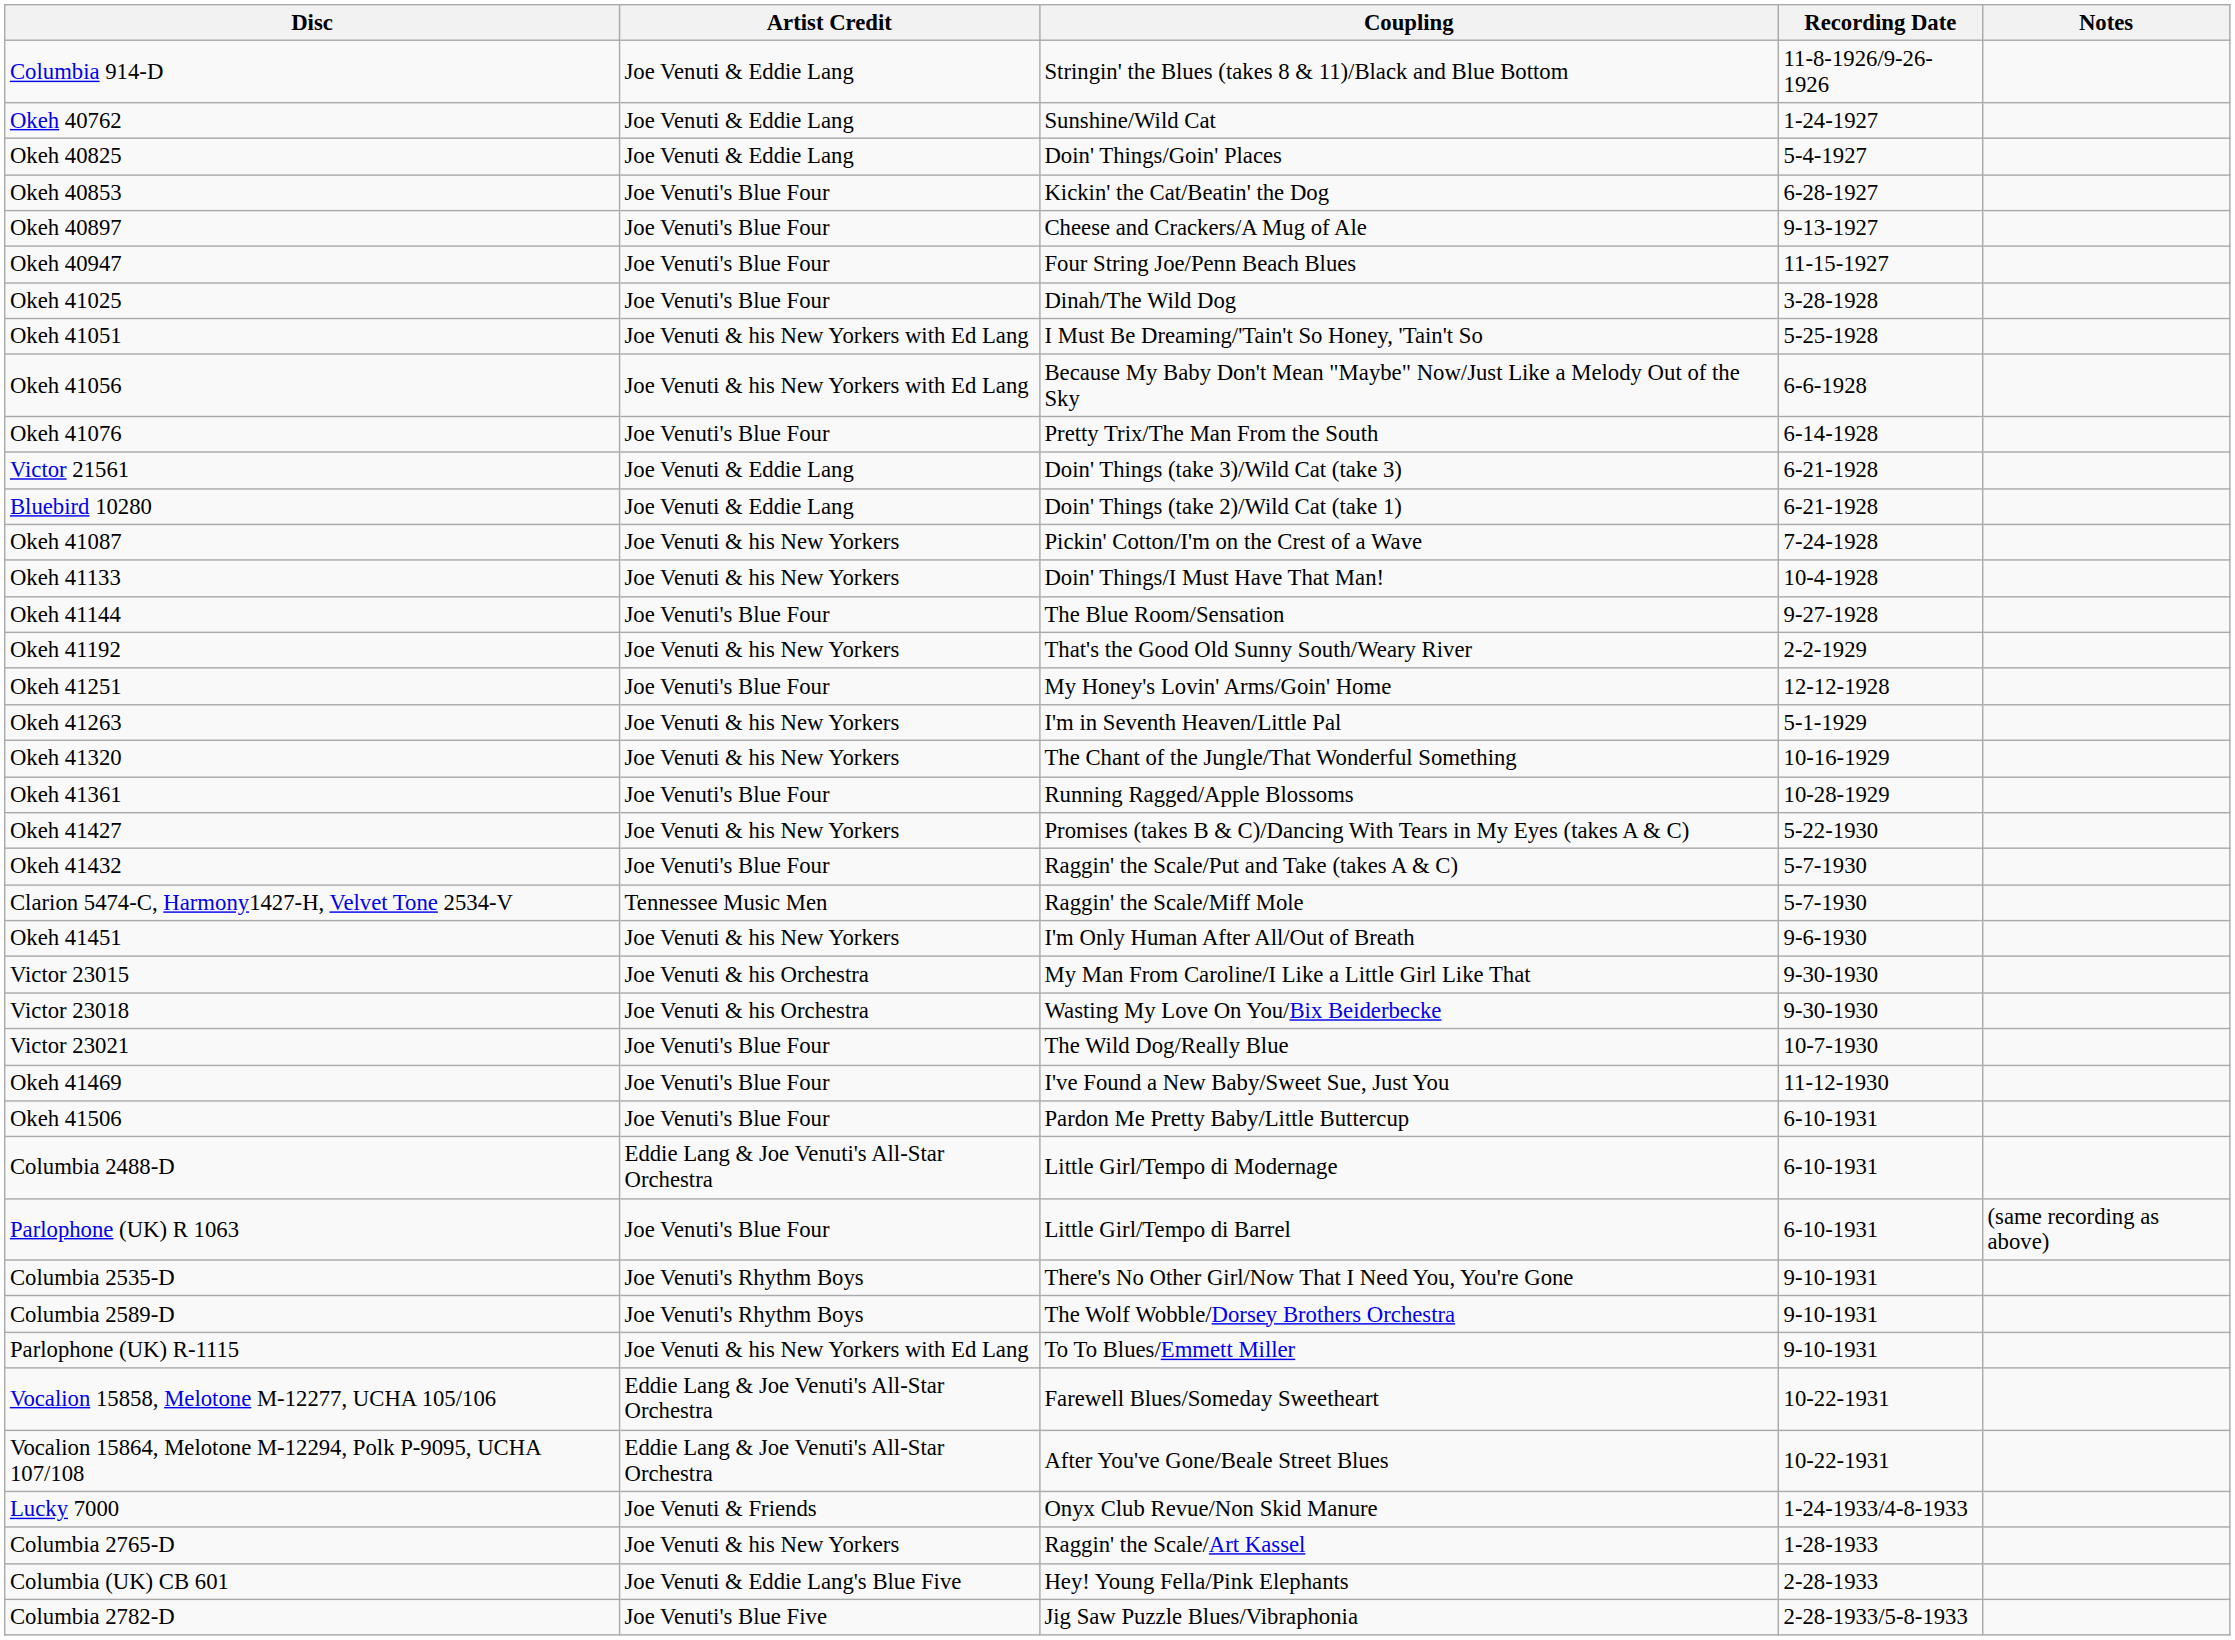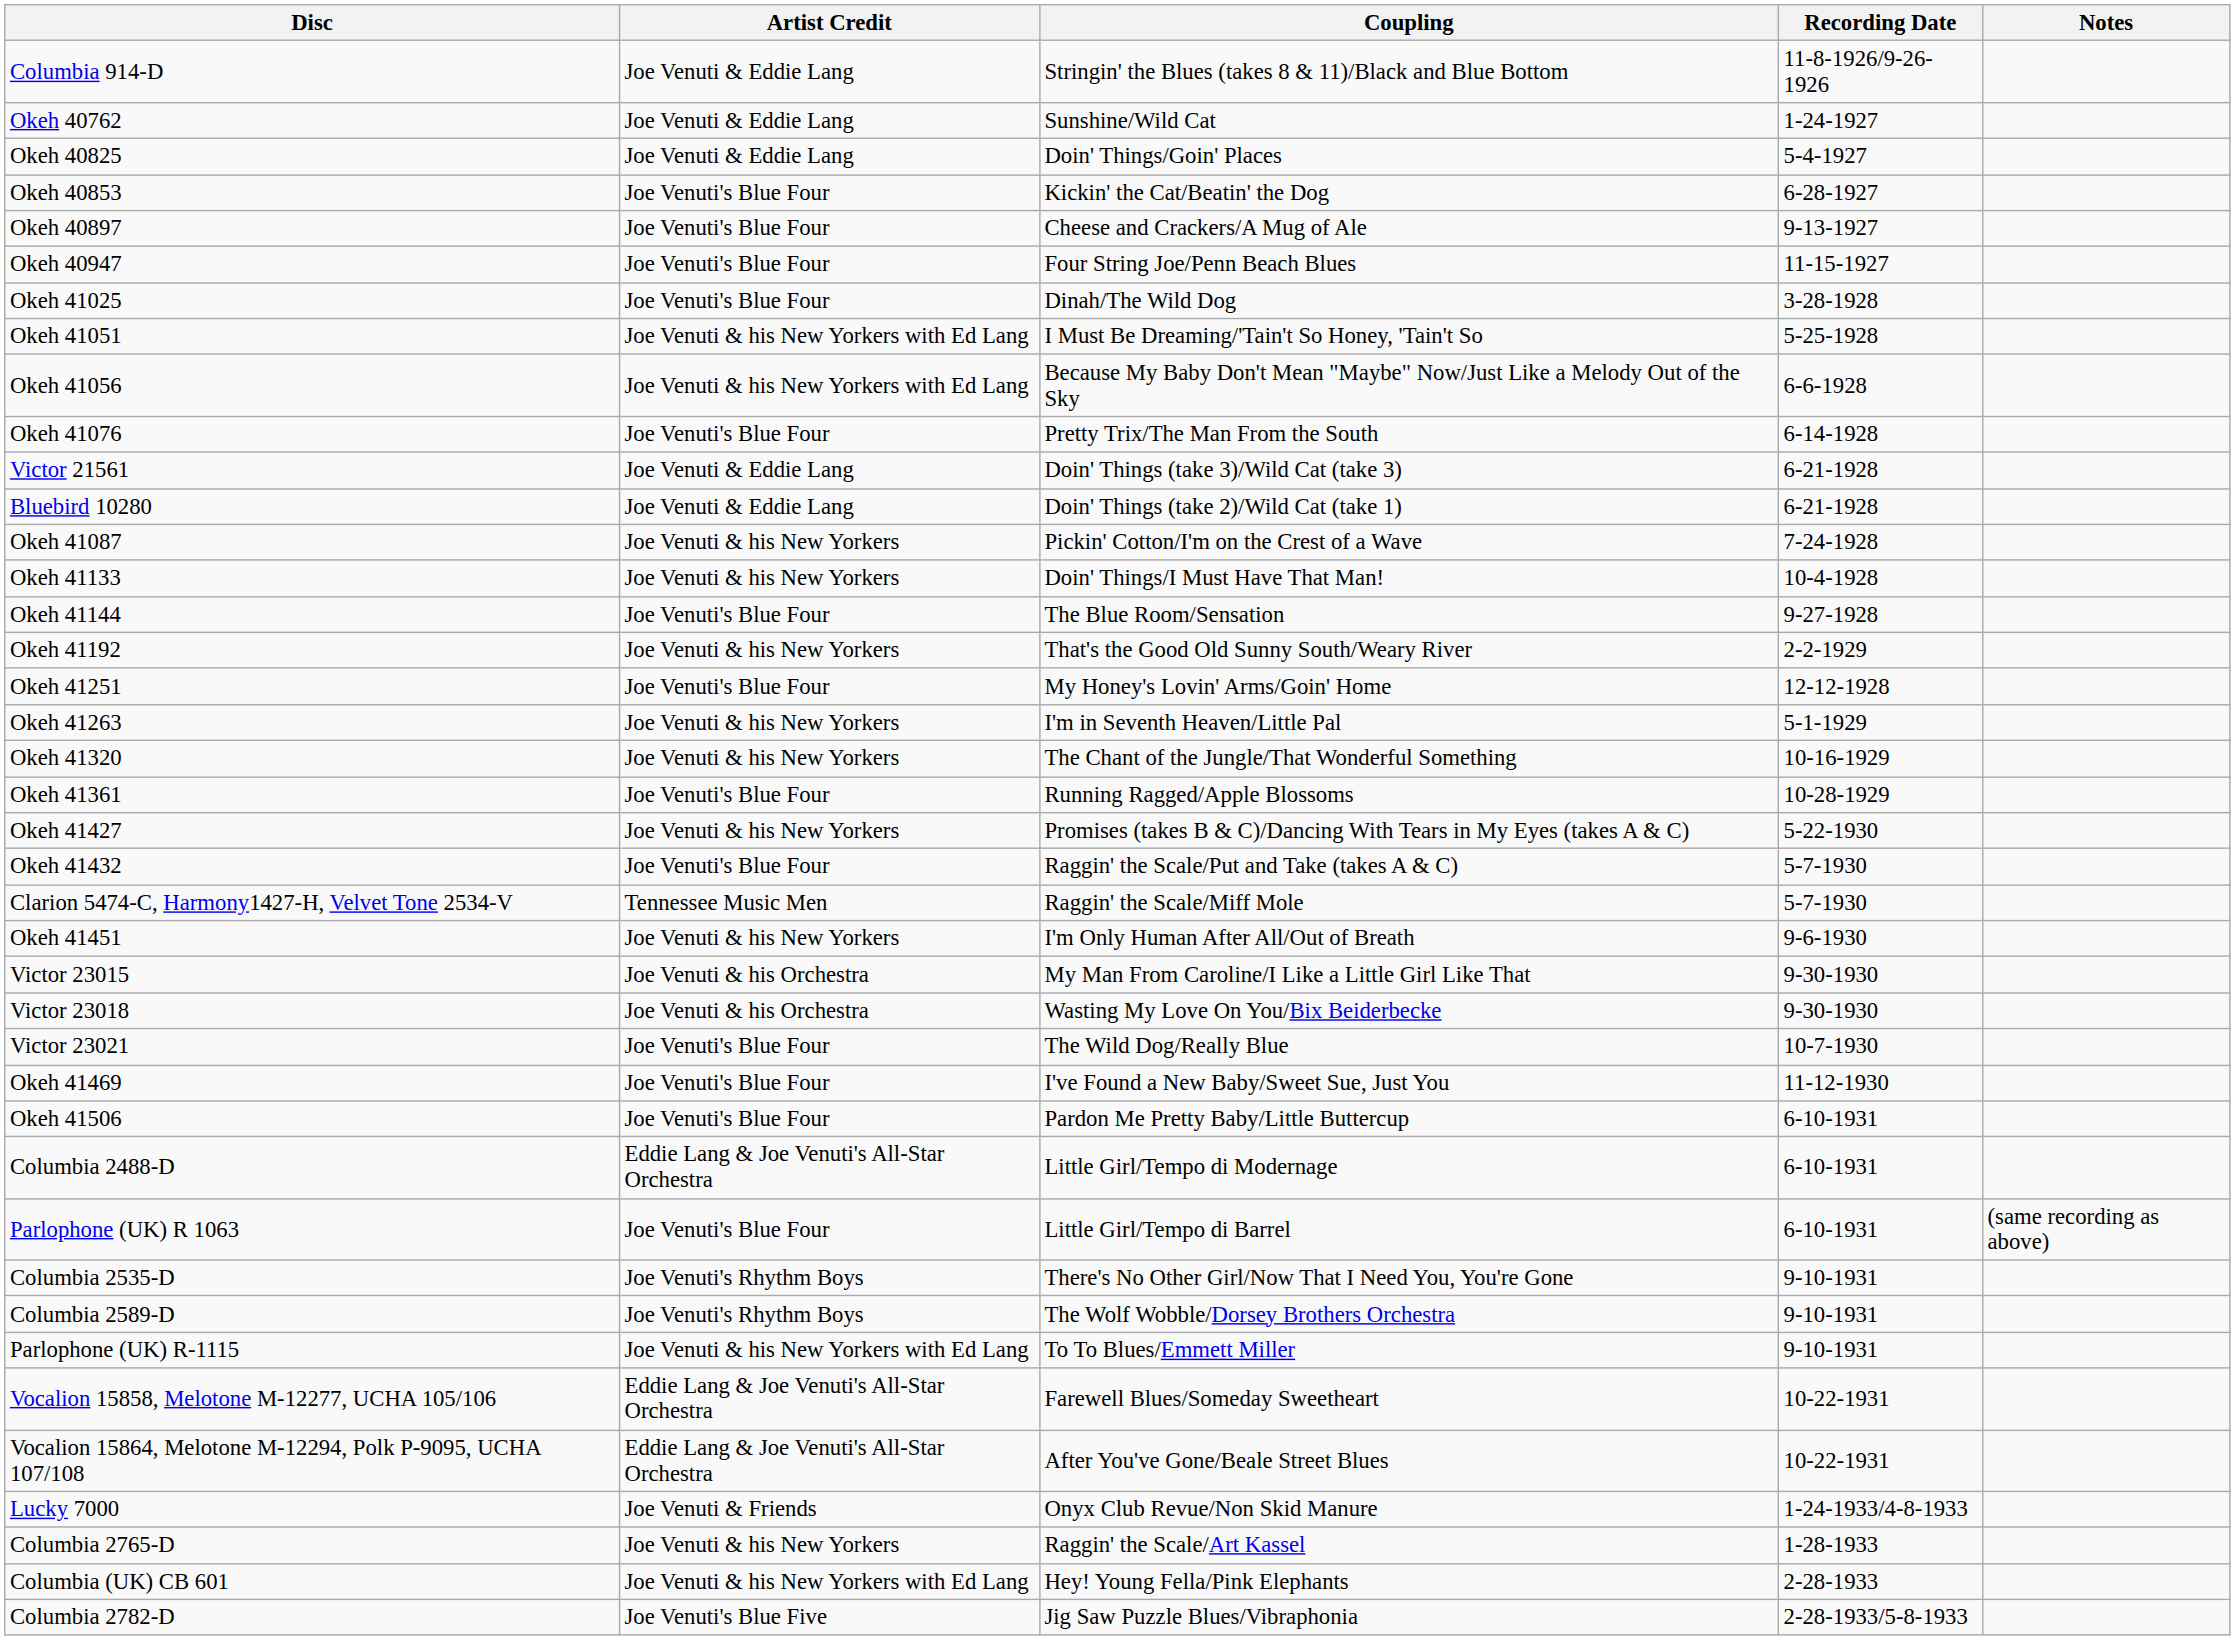(793, 1581) Joe Venuti & Eddie Lang's Blue Five -> (827, 1581) Joe Venuti & his New Yorkers with Ed Lang
